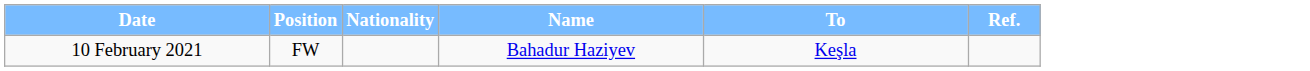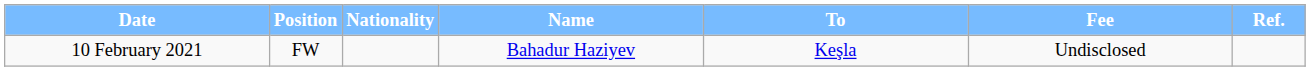+ column: (1100, 20)
